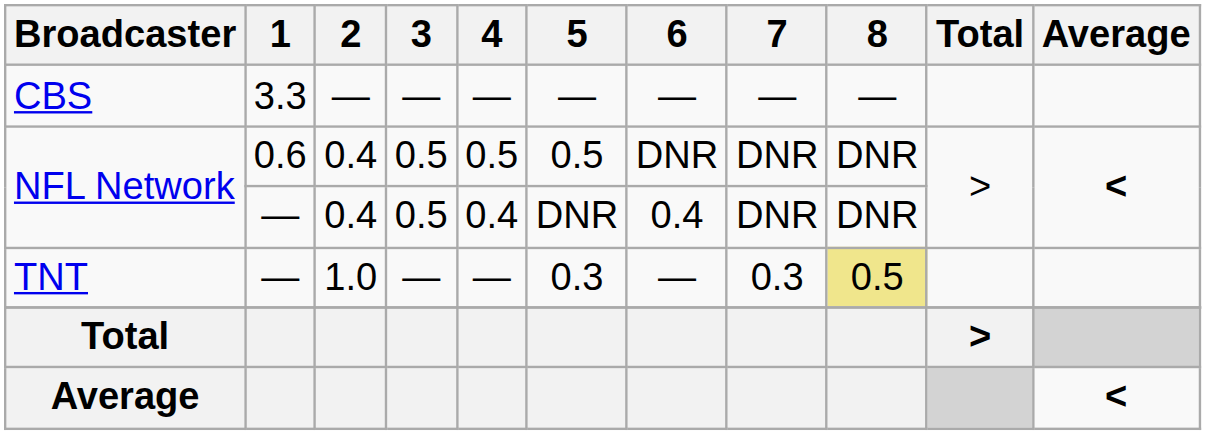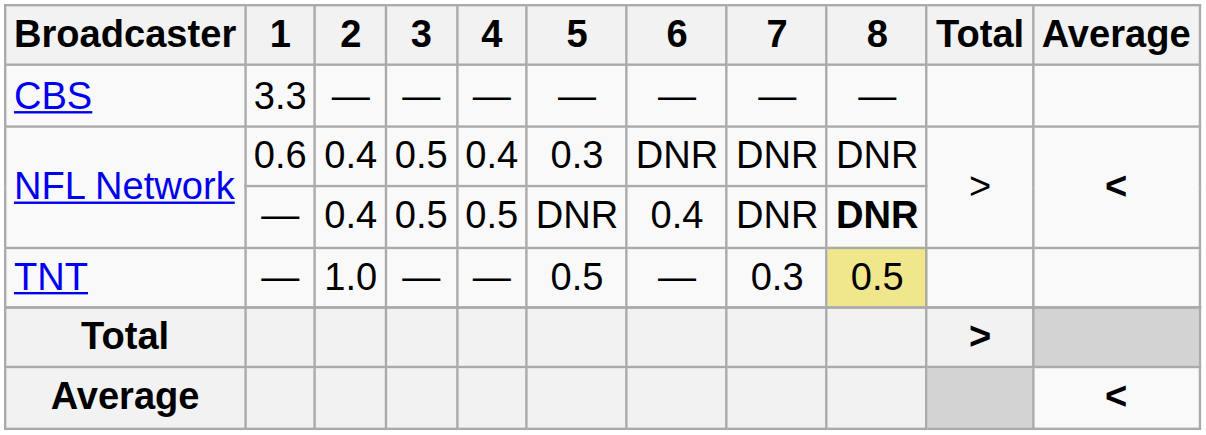(492, 155) 0.5 -> (492, 155) 0.4
(577, 155) 0.5 -> (577, 155) 0.3
(492, 215) 0.4 -> (492, 215) 0.5
(877, 215) normal -> (877, 215) bold
(577, 276) 0.3 -> (577, 276) 0.5
